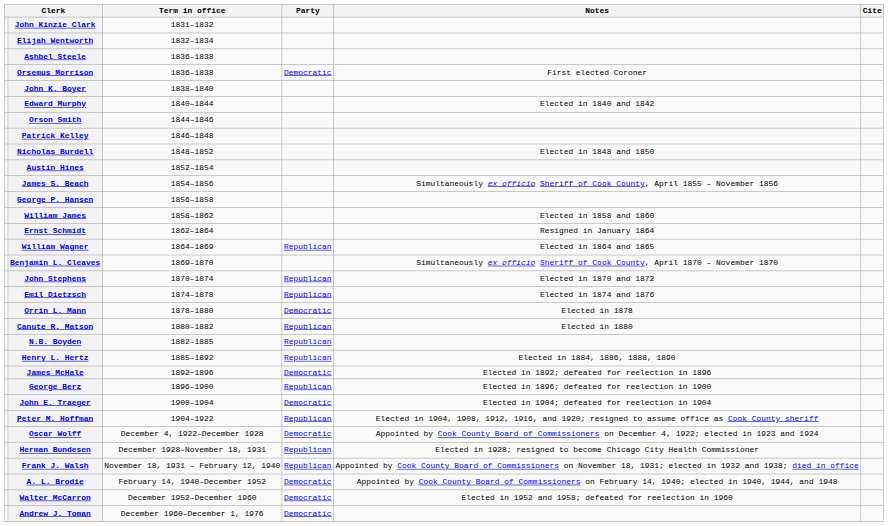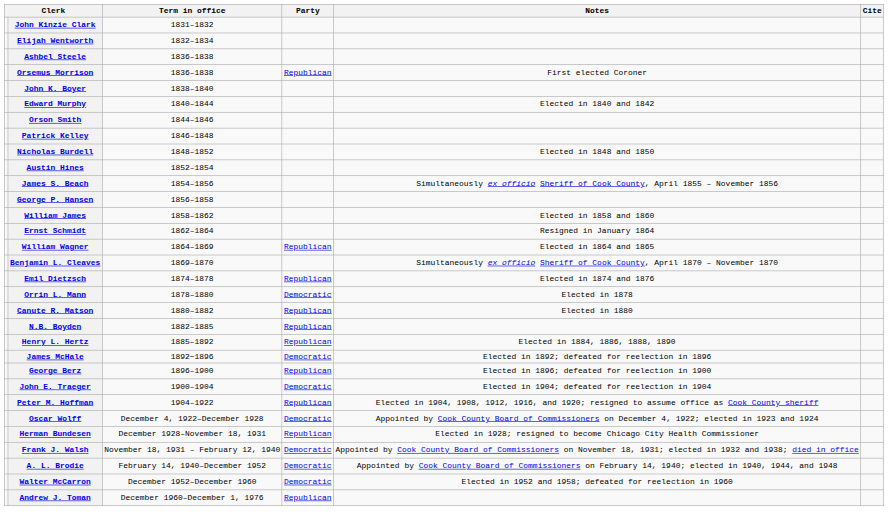(308, 73) Democratic -> (308, 73) Republican
- row: (55, 279)
(308, 466) Republican -> (308, 450) Democratic
(308, 514) Democratic -> (308, 498) Republican
